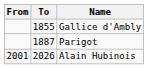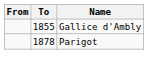(44, 41) 1887 -> (44, 41) 1878
- row: (97, 56)
